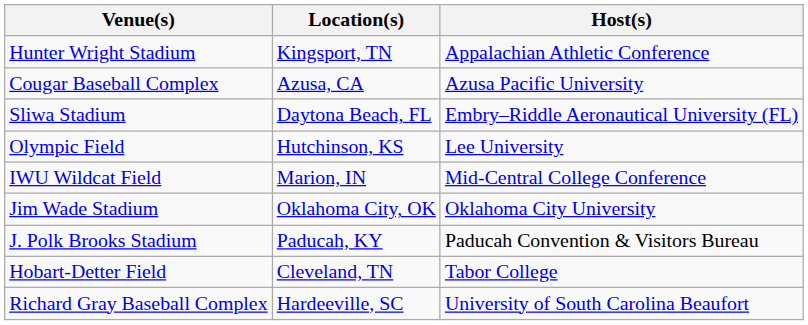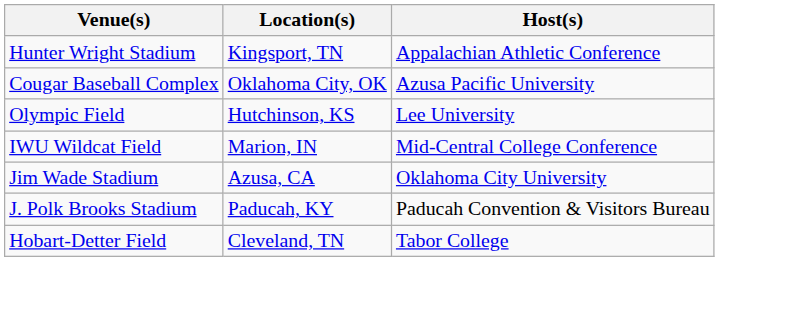(320, 83) Azusa, CA -> (307, 83) Oklahoma City, OK
- row: (67, 114)
(356, 209) Oklahoma City, OK -> (271, 177) Azusa, CA
- row: (138, 303)
